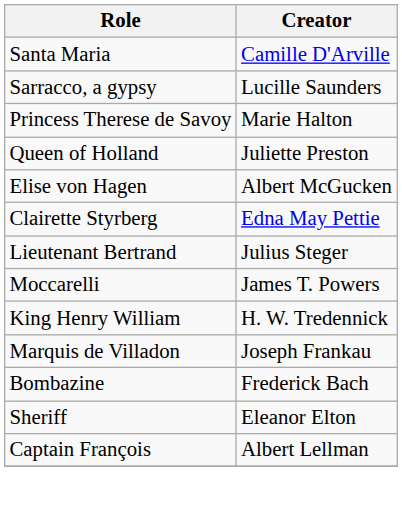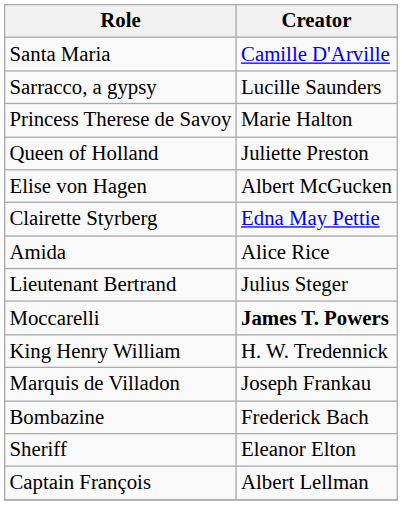+ row: (38, 251)
(310, 284) normal -> (315, 317) bold
